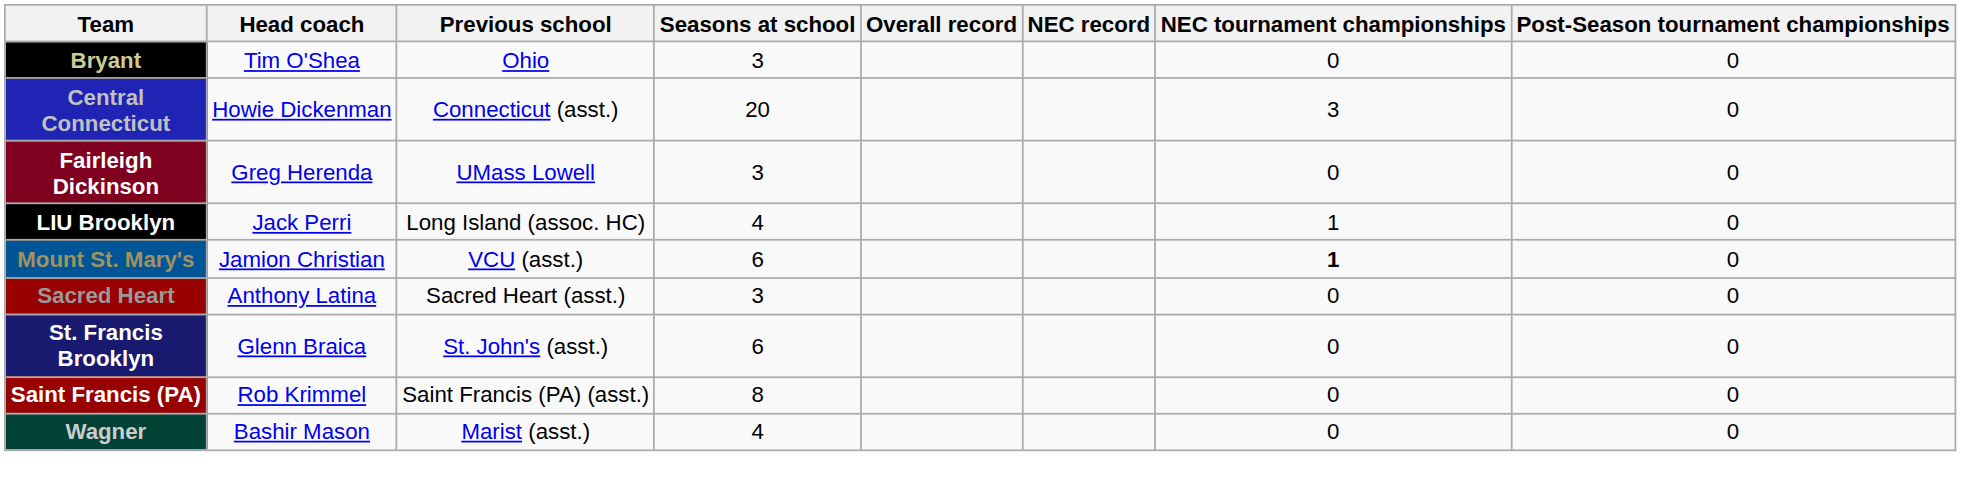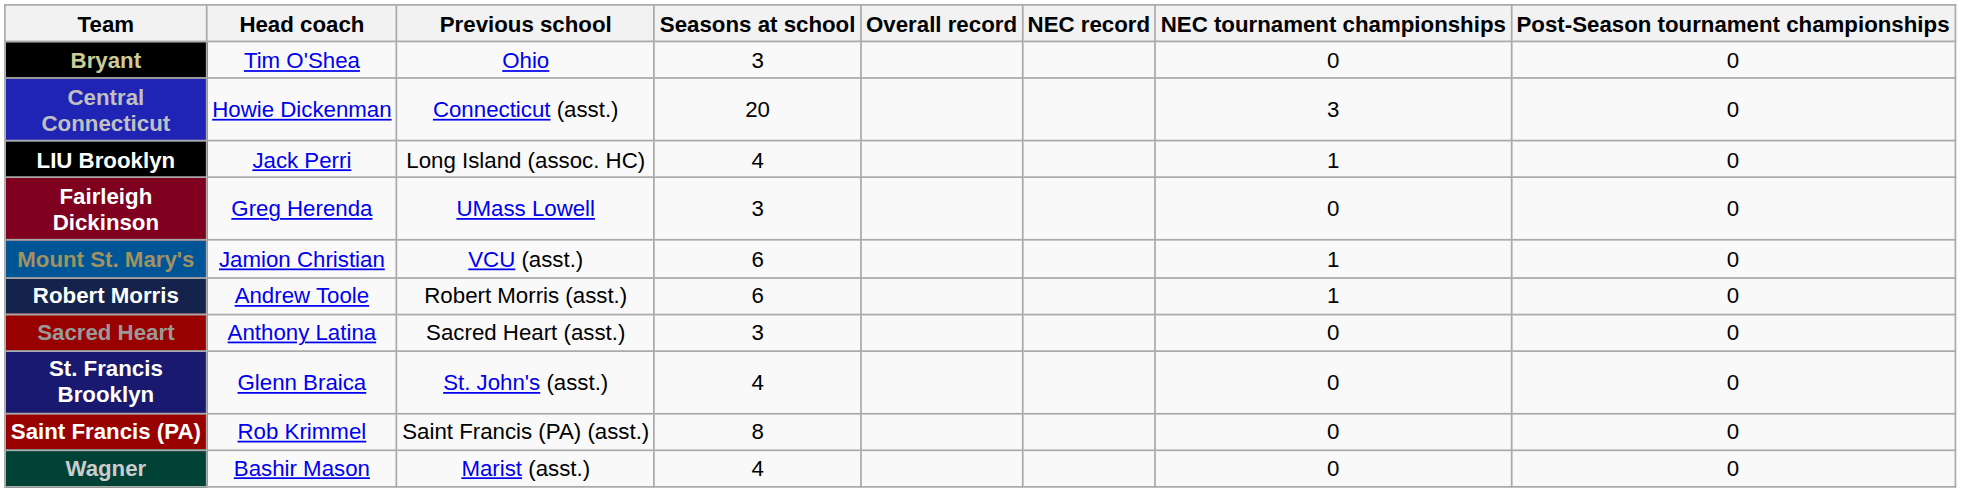rows swapped: (106, 172) <-> (106, 222)
(1333, 259) bold -> (1333, 259) normal
+ row: (106, 295)
(758, 345) 6 -> (758, 382) 4
